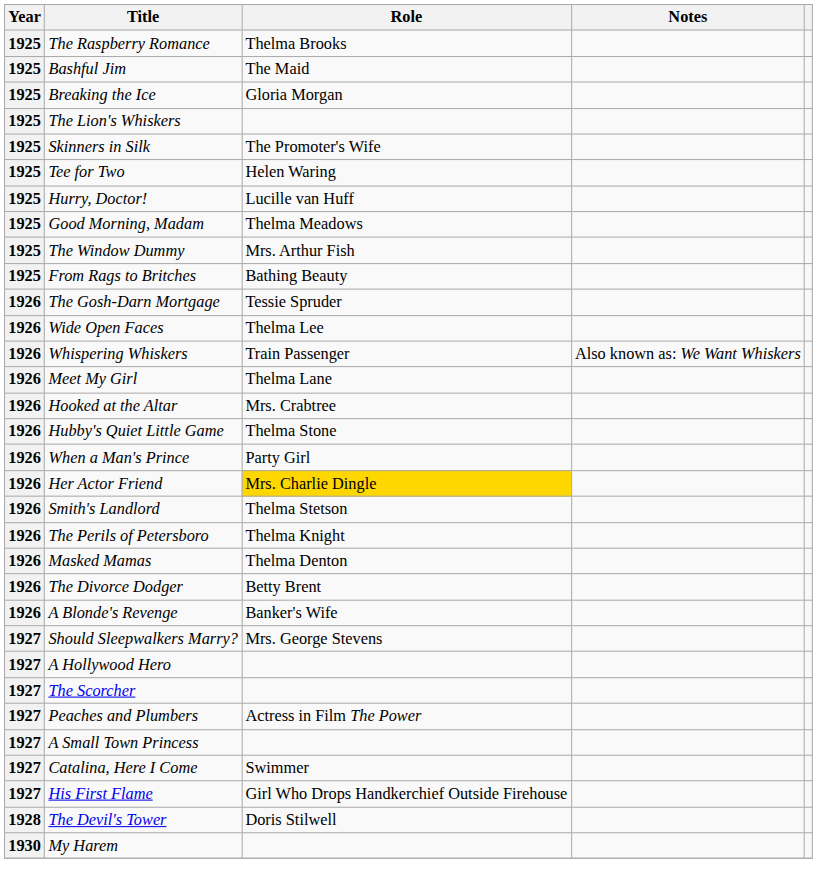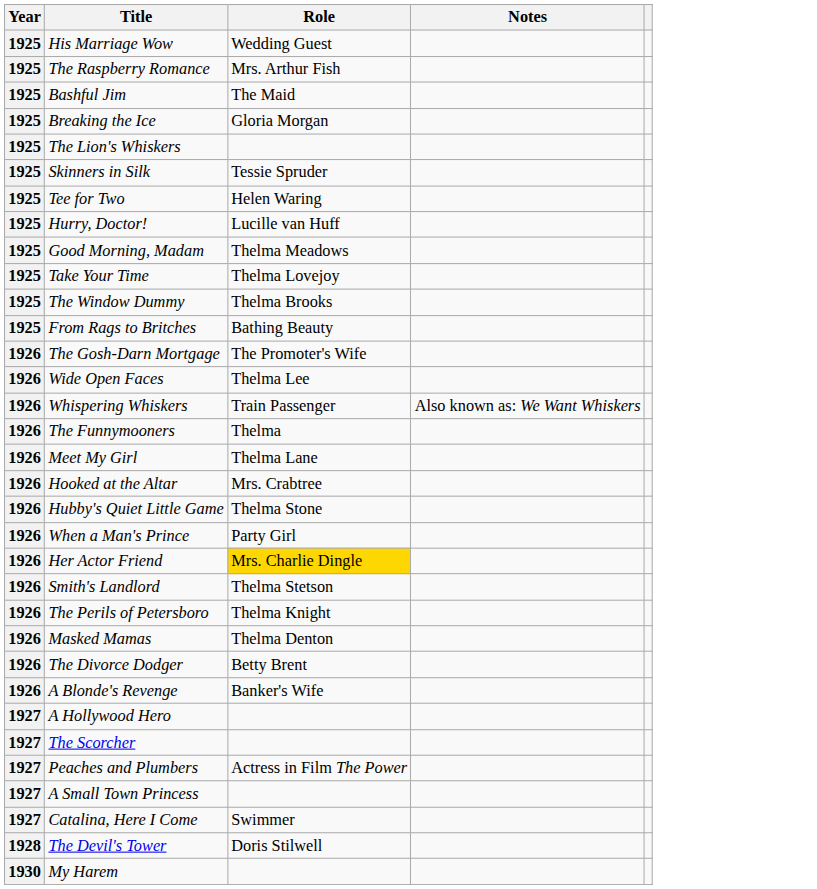+ row: (111, 43)
(296, 43) Thelma Brooks -> (286, 69) Mrs. Arthur Fish
(313, 146) The Promoter's Wife -> (279, 172) Tessie Spruder
+ row: (99, 276)
(300, 250) Mrs. Arthur Fish -> (282, 302) Thelma Brooks
(294, 302) Tessie Spruder -> (299, 353) The Promoter's Wife
+ row: (112, 431)
- row: (143, 638)
- row: (101, 793)
